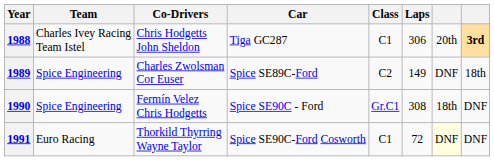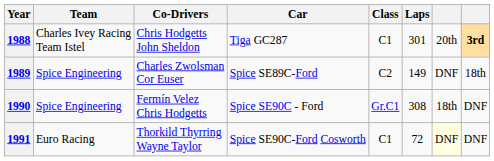(417, 40) 306 -> (417, 40) 301
